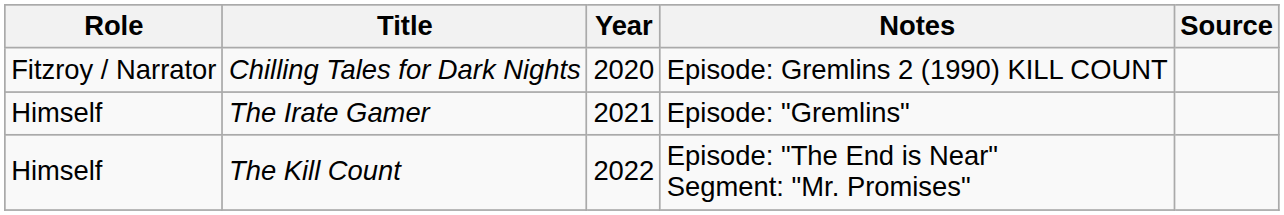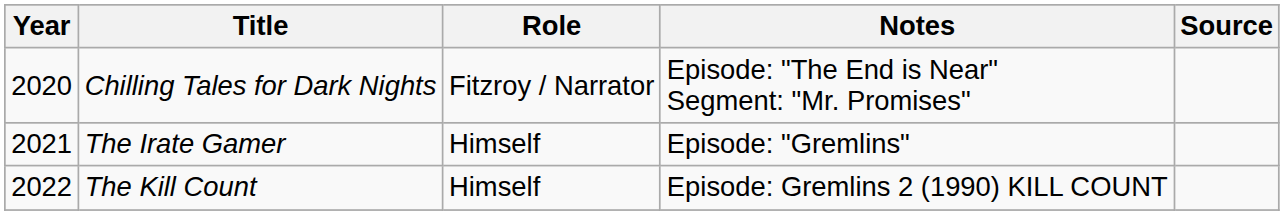columns swapped: (624, 26) <-> (114, 26)
(917, 69) Episode: Gremlins 2 (1990) KILL COUNT -> (832, 84) Episode: "The End is Near" Segment: "Mr. Promises"
(832, 171) Episode: "The End is Near" Segment: "Mr. Promises" -> (917, 187) Episode: Gremlins 2 (1990) KILL COUNT
